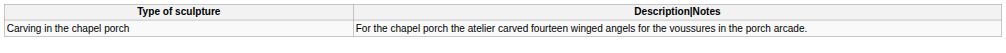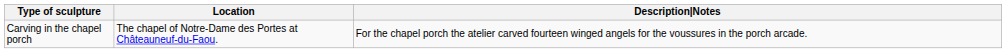+ column: (234, 12)
